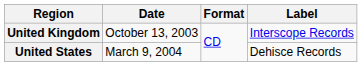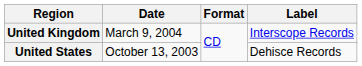(152, 33) October 13, 2003 -> (144, 33) March 9, 2004
(144, 52) March 9, 2004 -> (152, 52) October 13, 2003
